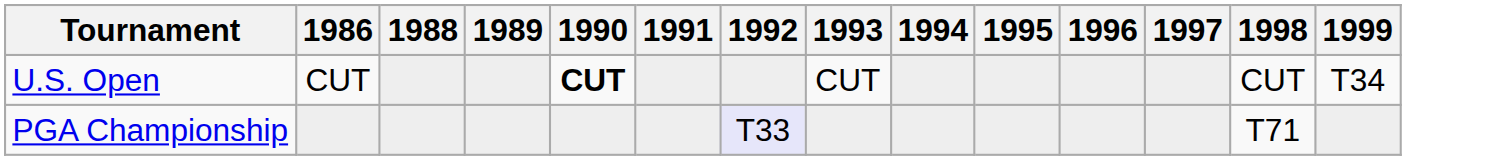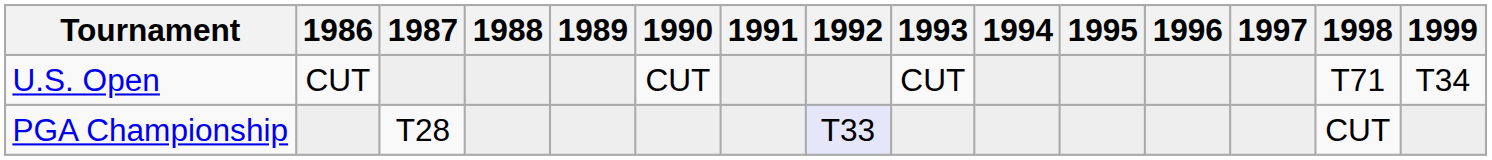+ column: (423, 30)
(593, 80) bold -> (678, 80) normal
(1273, 80) CUT -> (1358, 80) T71
(1273, 130) T71 -> (1358, 130) CUT
